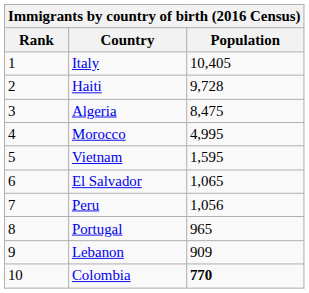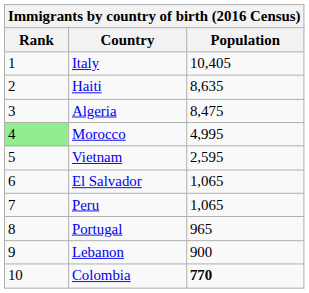(207, 87) 9,728 -> (207, 87) 8,635
(12, 134) no background -> (12, 134) lightgreen background
(207, 157) 1,595 -> (207, 157) 2,595
(207, 205) 1,056 -> (207, 205) 1,065
(201, 252) 909 -> (201, 252) 900
